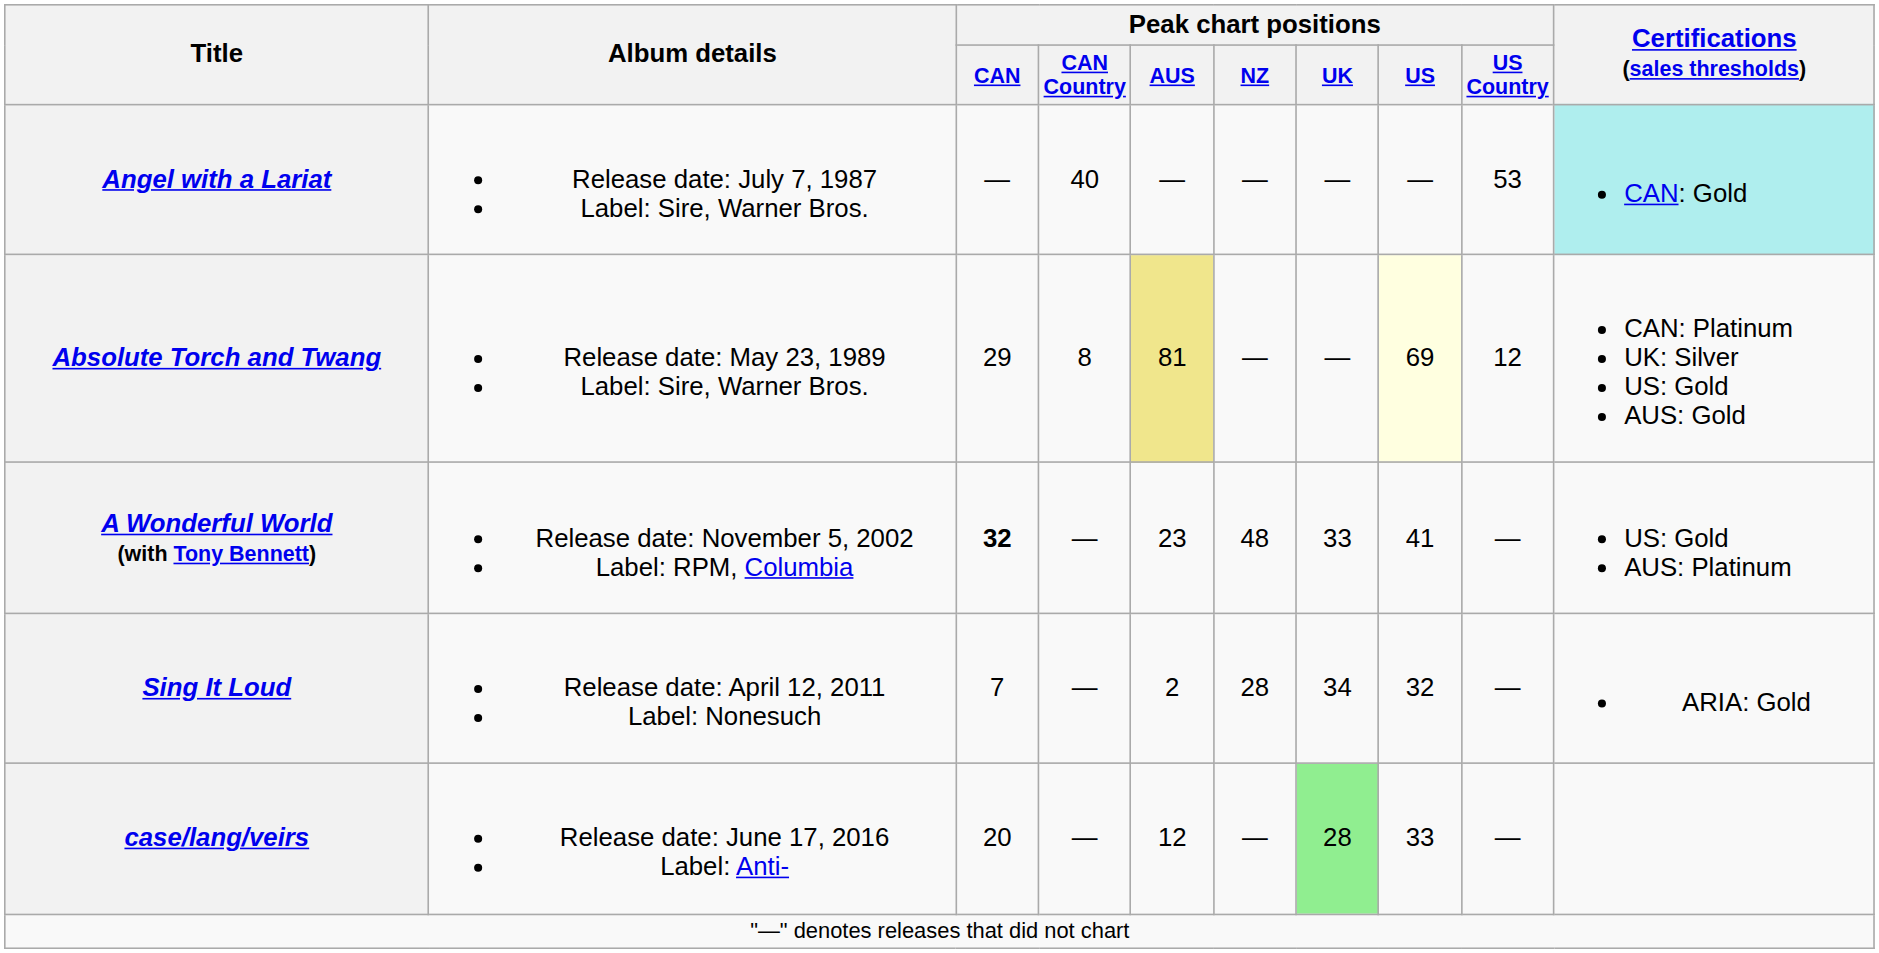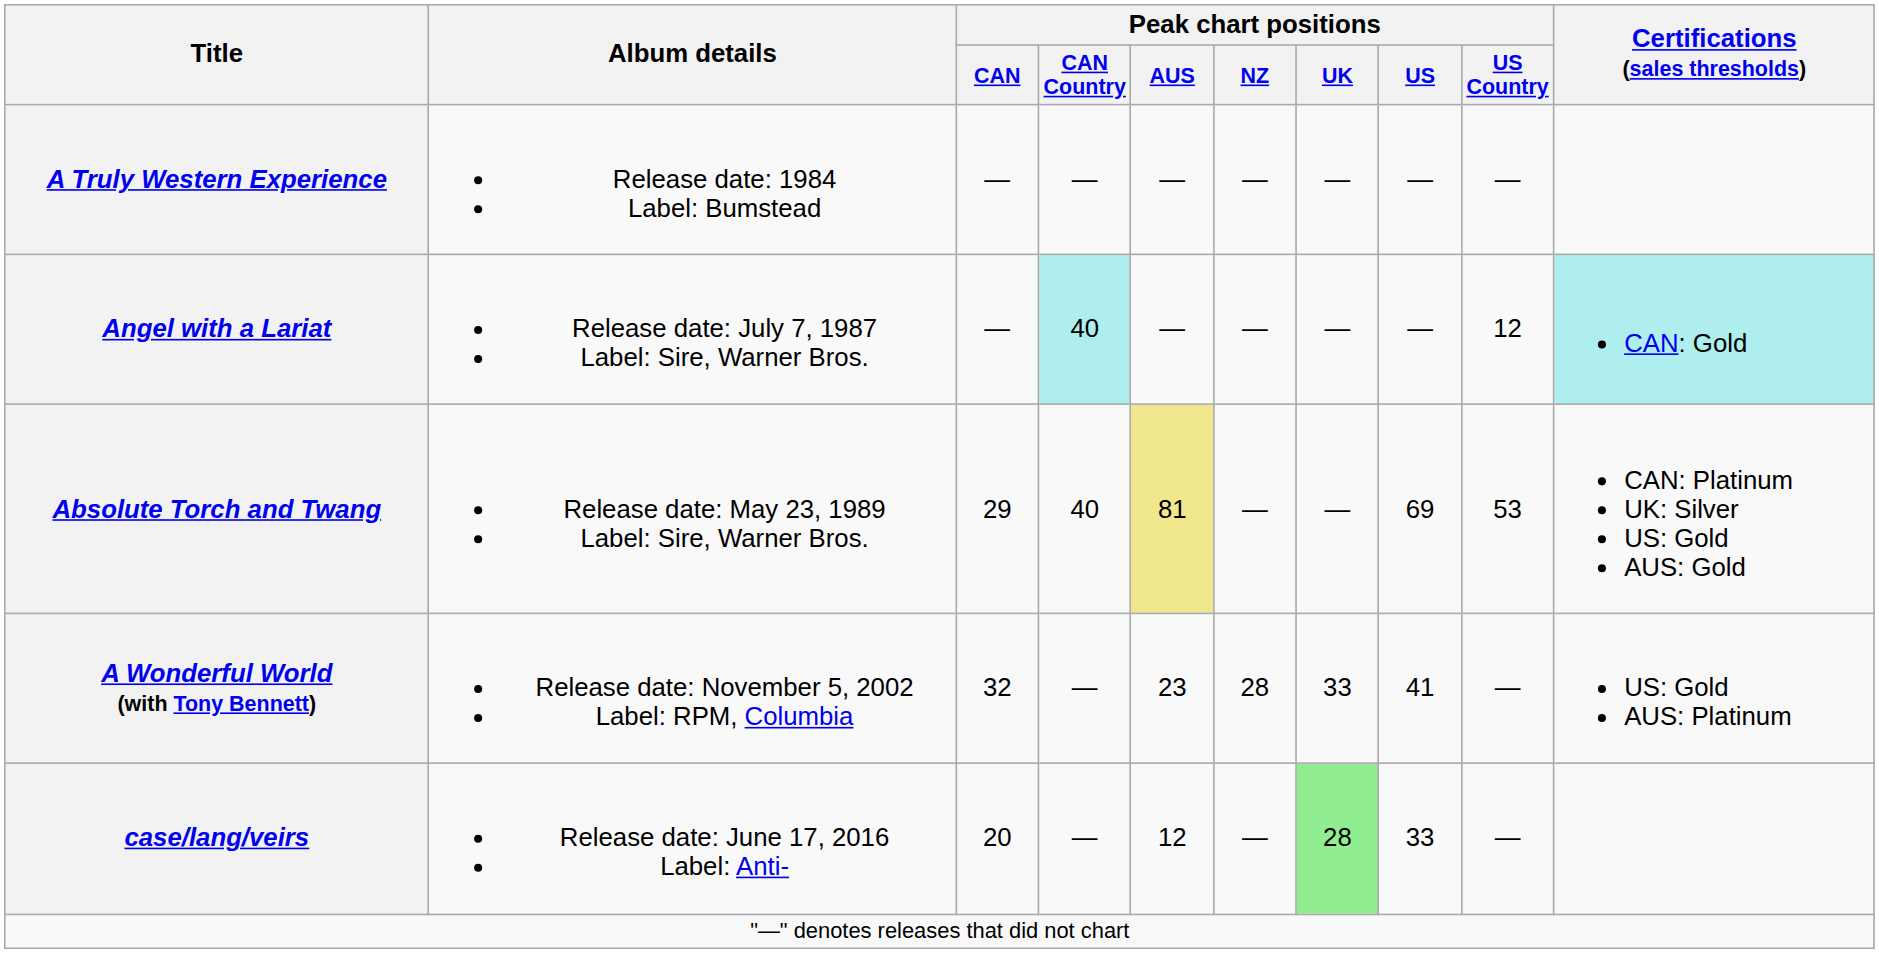+ row: (217, 178)
(1085, 178) no background -> (1085, 329) paleturquoise background
(1508, 178) 53 -> (1508, 329) 12
(1085, 358) 8 -> (1085, 508) 40
(1420, 358) lightyellow background -> (1420, 508) no background
(1508, 358) 12 -> (1508, 508) 53
(997, 537) bold -> (997, 687) normal
(1255, 537) 48 -> (1255, 687) 28
- row: (217, 687)
